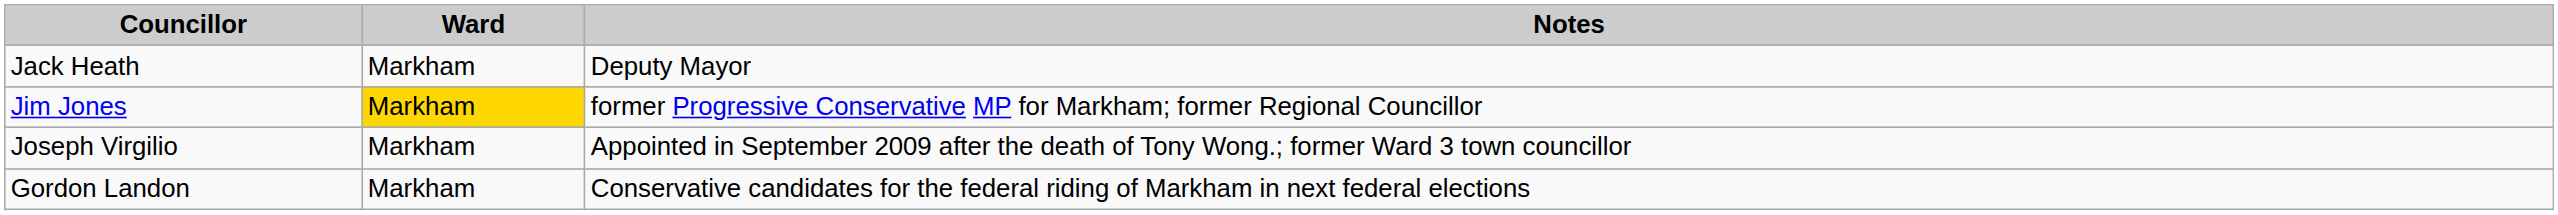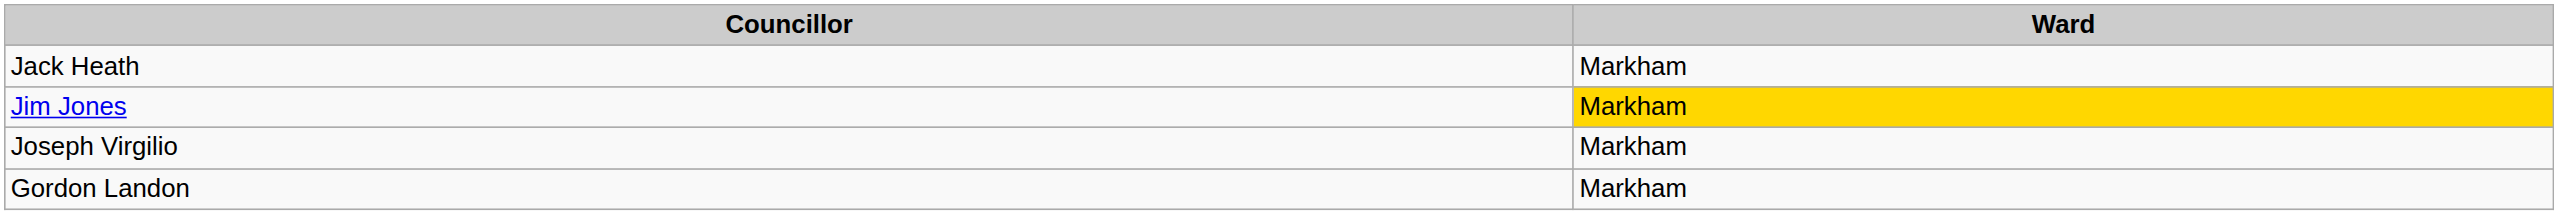- column: (1569, 24)
